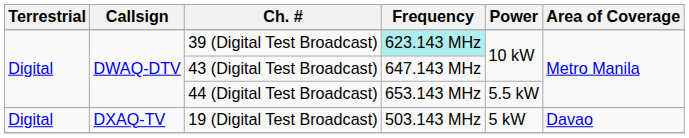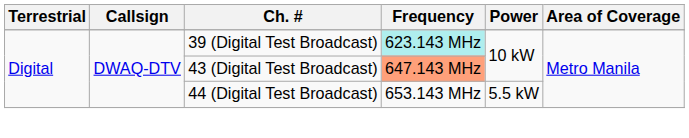(433, 68) no background -> (433, 68) lightsalmon background
- row: (283, 119)
